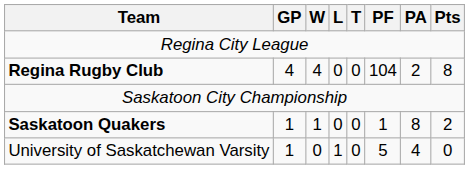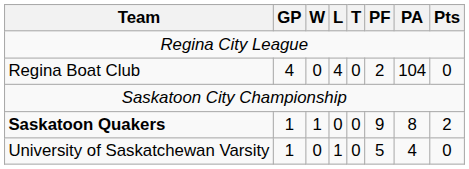- row: (86, 71)
+ row: (74, 71)
(383, 124) 1 -> (380, 124) 9
